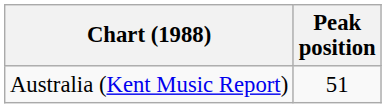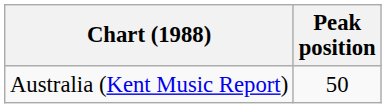(337, 84) 51 -> (337, 84) 50
